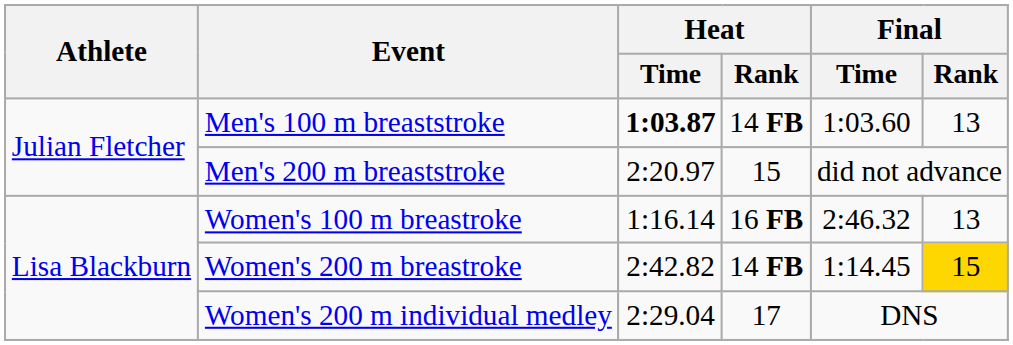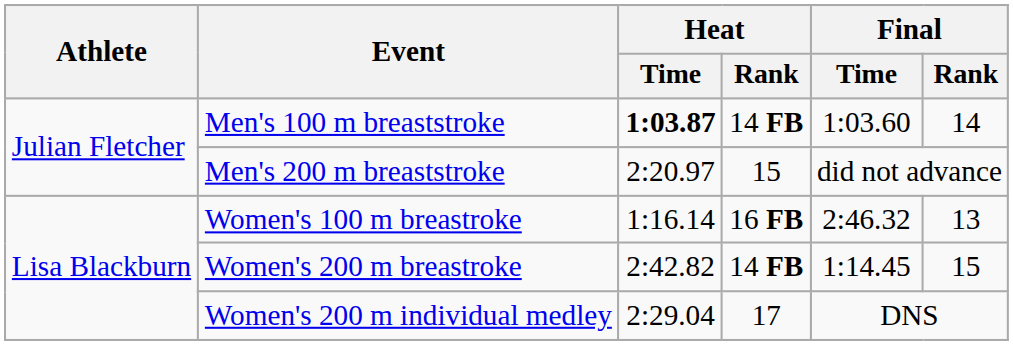(966, 122) 13 -> (966, 122) 14
(966, 267) gold background -> (966, 267) no background
